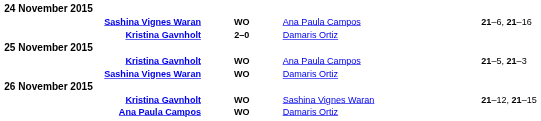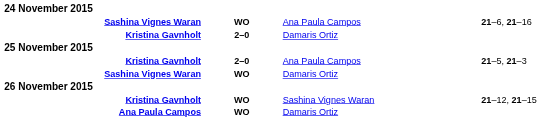(242, 60) WO -> (242, 60) 2–0
